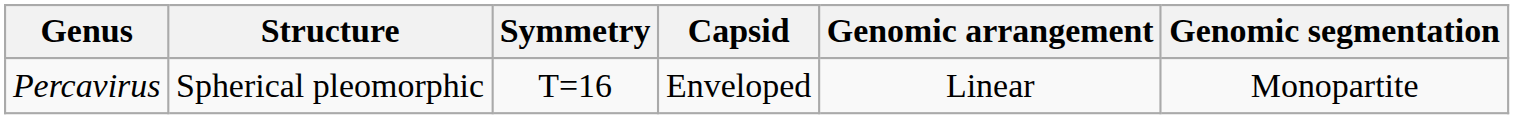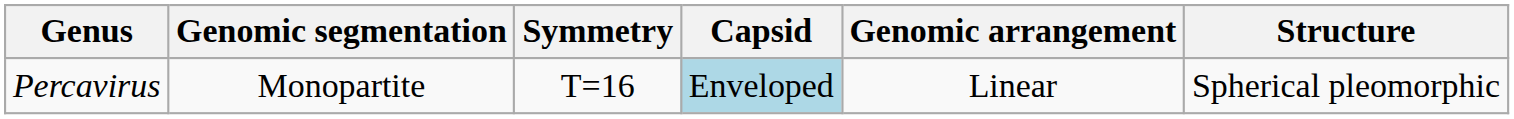columns swapped: (330, 31) <-> (1335, 31)
(739, 85) no background -> (761, 85) lightblue background
